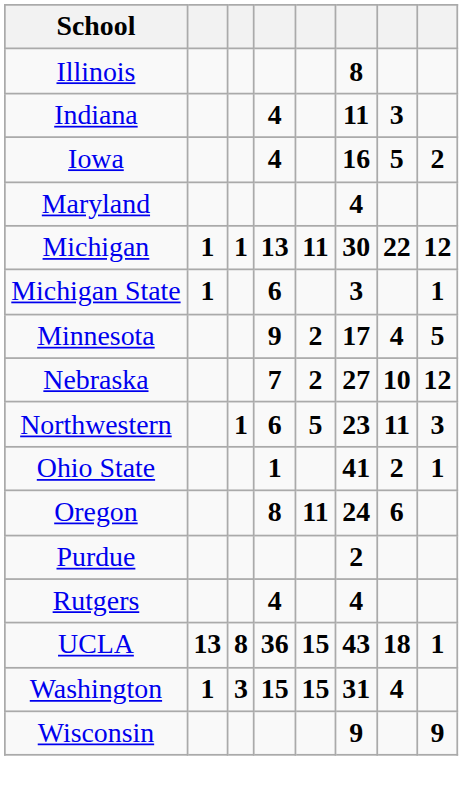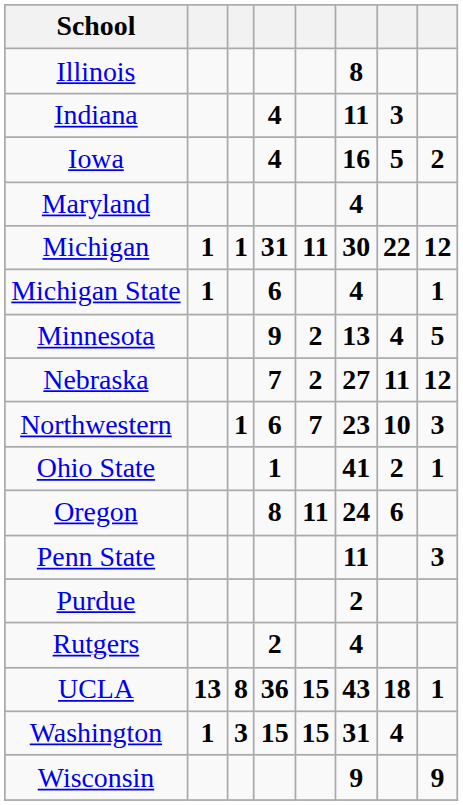(275, 247) 13 -> (275, 247) 31
(356, 291) 3 -> (356, 291) 4
(356, 335) 17 -> (356, 335) 13
(397, 379) 10 -> (397, 379) 11
(315, 423) 5 -> (315, 423) 7
(397, 423) 11 -> (397, 423) 10
+ row: (96, 556)
(275, 600) 4 -> (275, 644) 2
